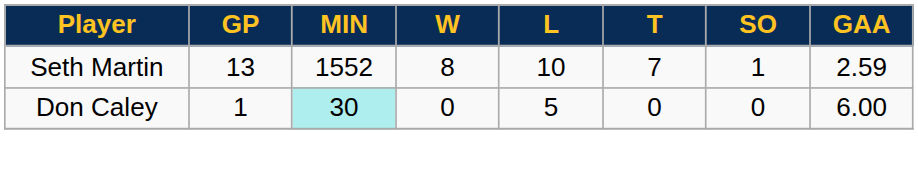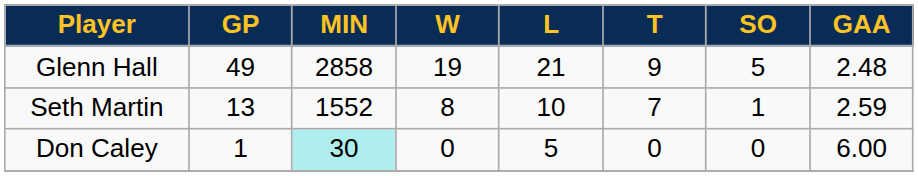+ row: (97, 66)
